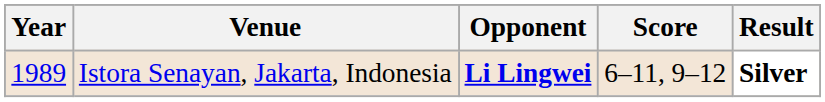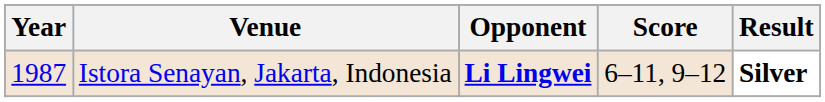(39, 72) 1989 -> (39, 72) 1987
